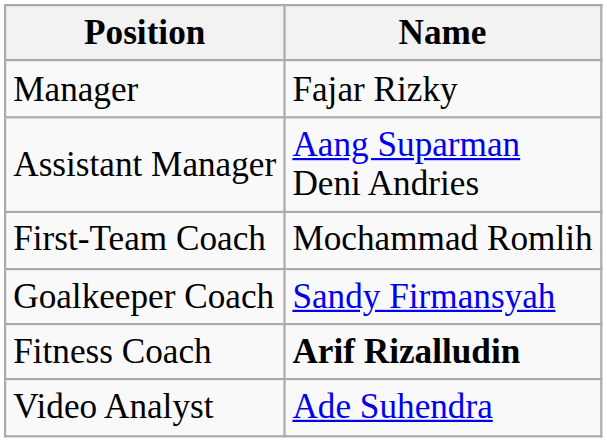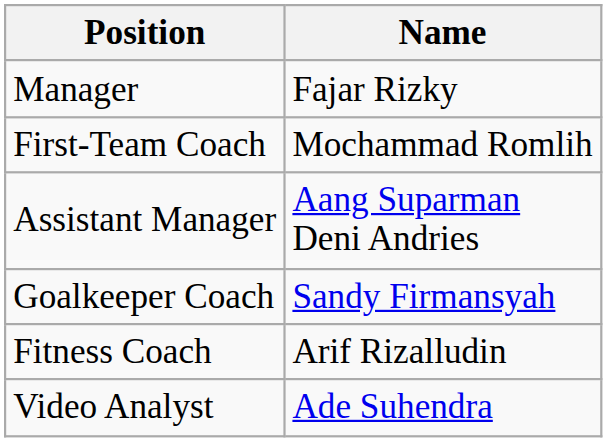rows swapped: (145, 163) <-> (140, 239)
(406, 351) bold -> (399, 351) normal
